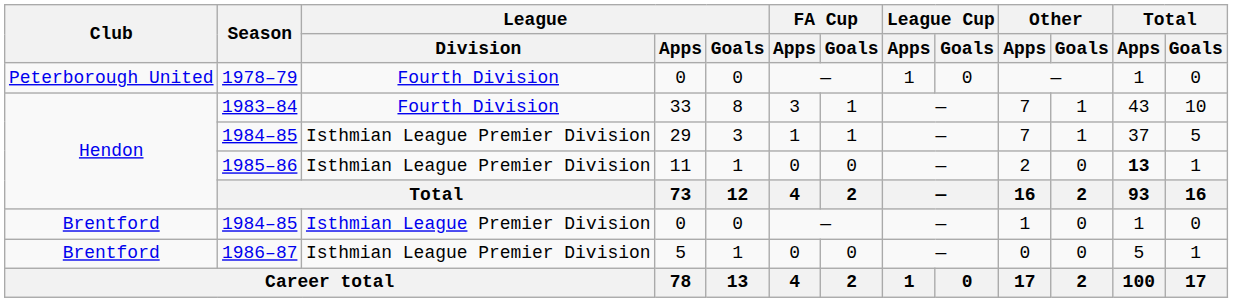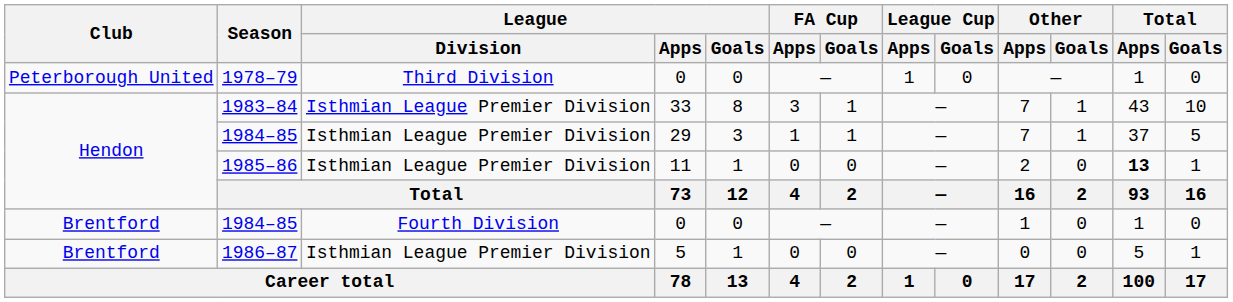(478, 78) Fourth Division -> (478, 78) Third Division
(478, 107) Fourth Division -> (478, 107) Isthmian League Premier Division
(478, 224) Isthmian League Premier Division -> (478, 224) Fourth Division
